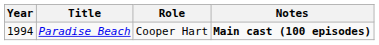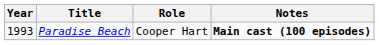(20, 31) 1994 -> (20, 31) 1993
